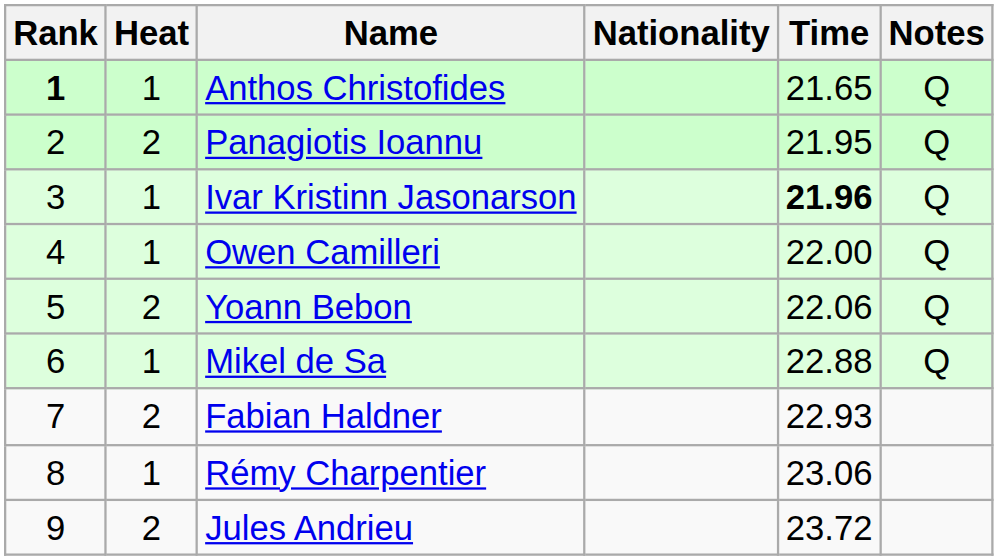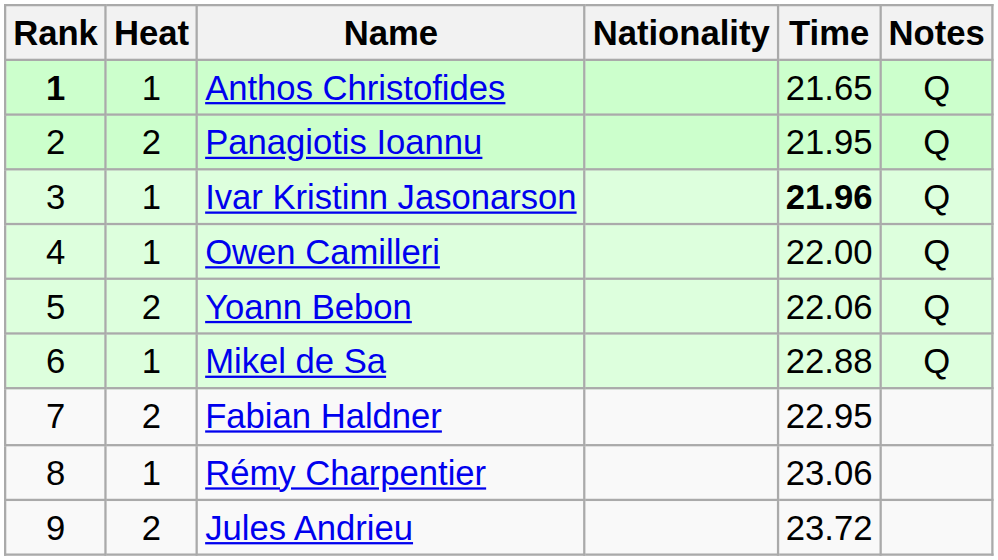(829, 417) 22.93 -> (829, 417) 22.95
